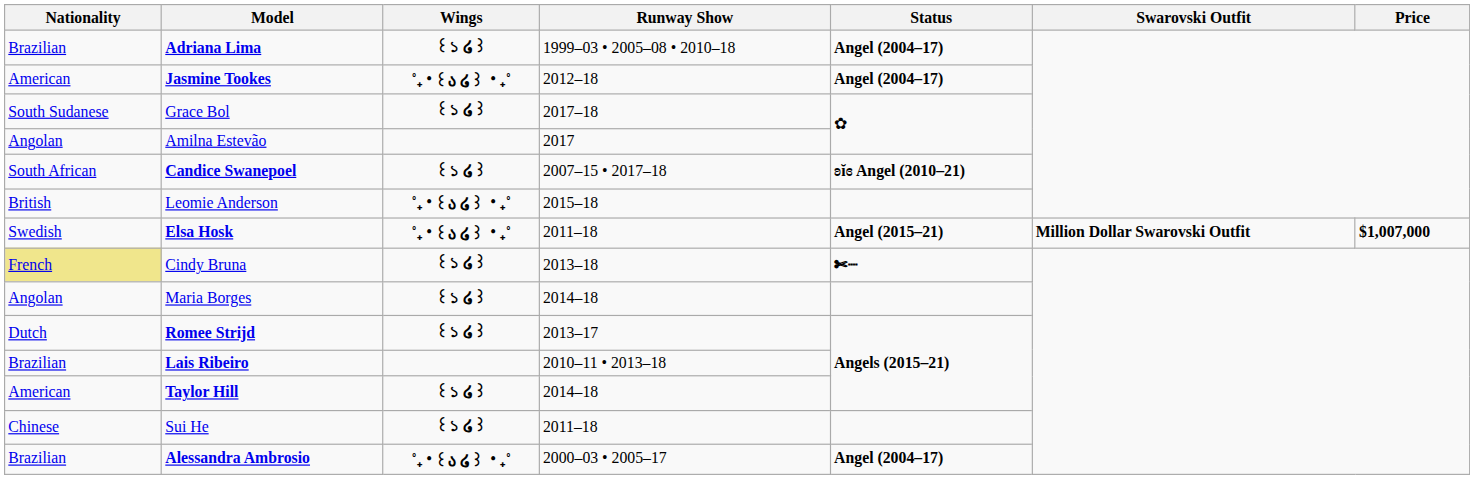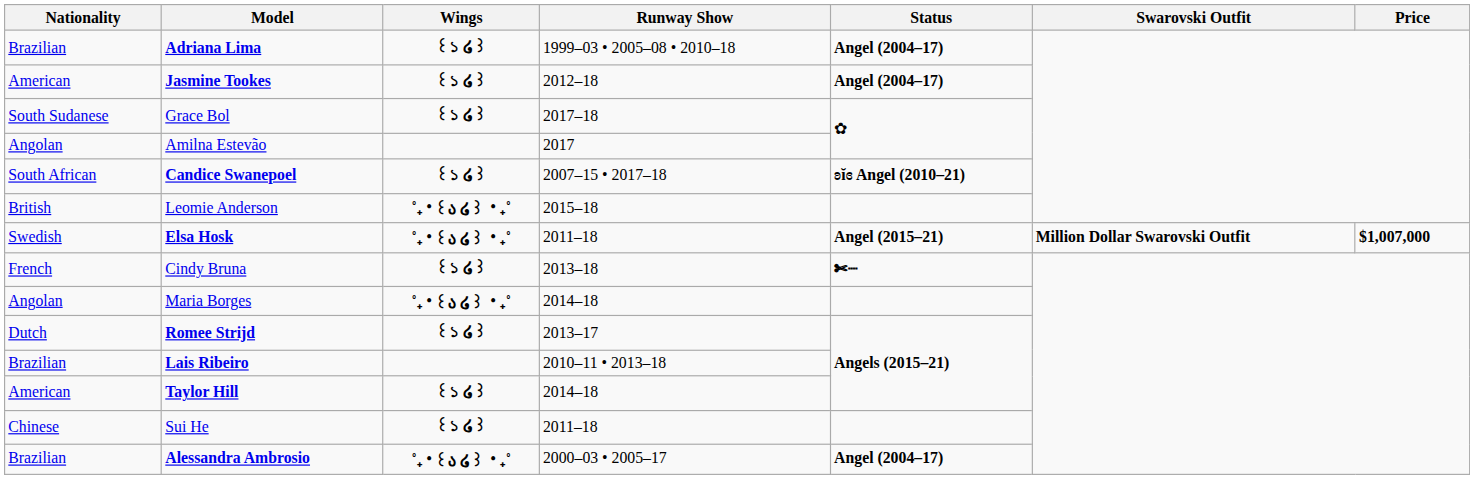(461, 80) ˚₊‧꒰ა ໒꒱ ‧₊˚ -> (461, 80) ꒰১ ໒꒱
(30, 264) khaki background -> (30, 268) no background
(461, 297) ꒰১ ໒꒱ -> (461, 302) ˚₊‧꒰ა ໒꒱ ‧₊˚
